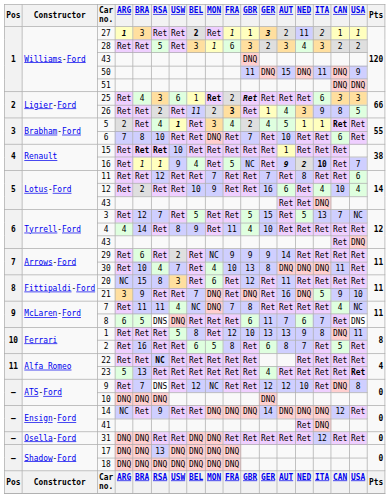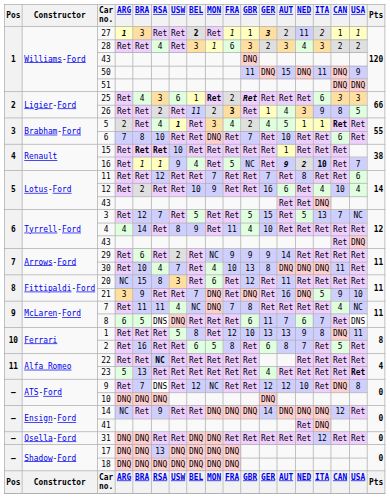(160, 46) 5 -> (160, 46) 4
